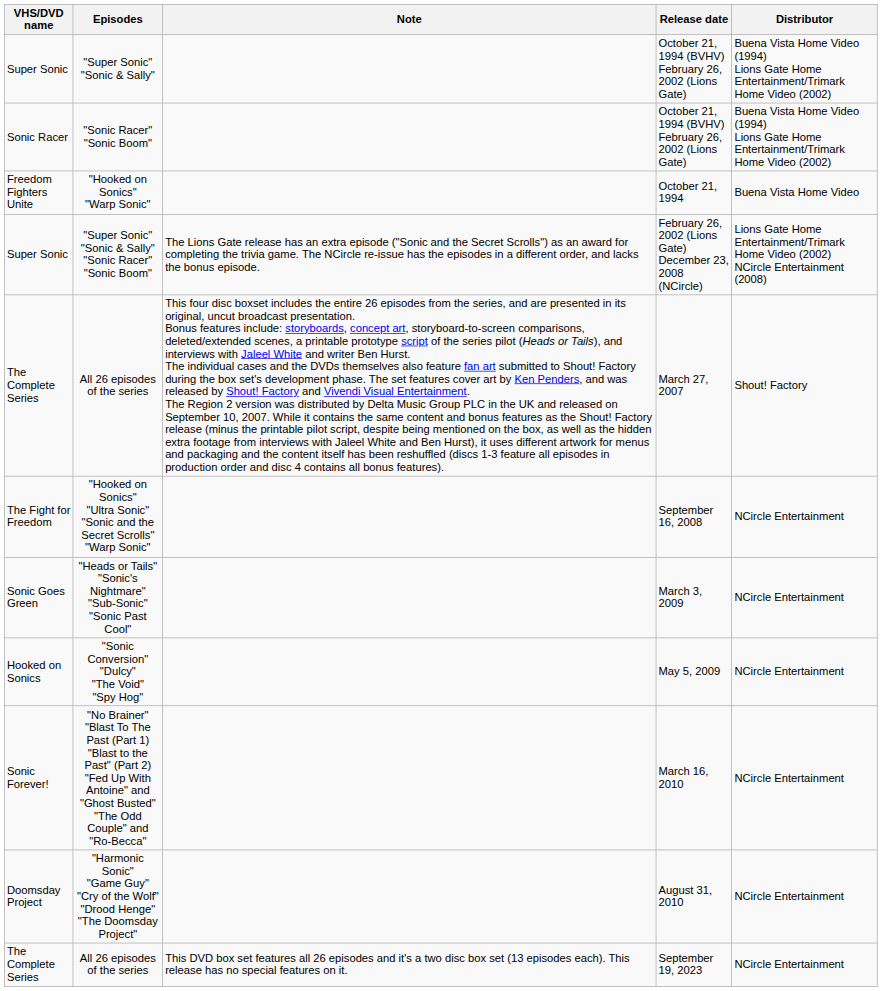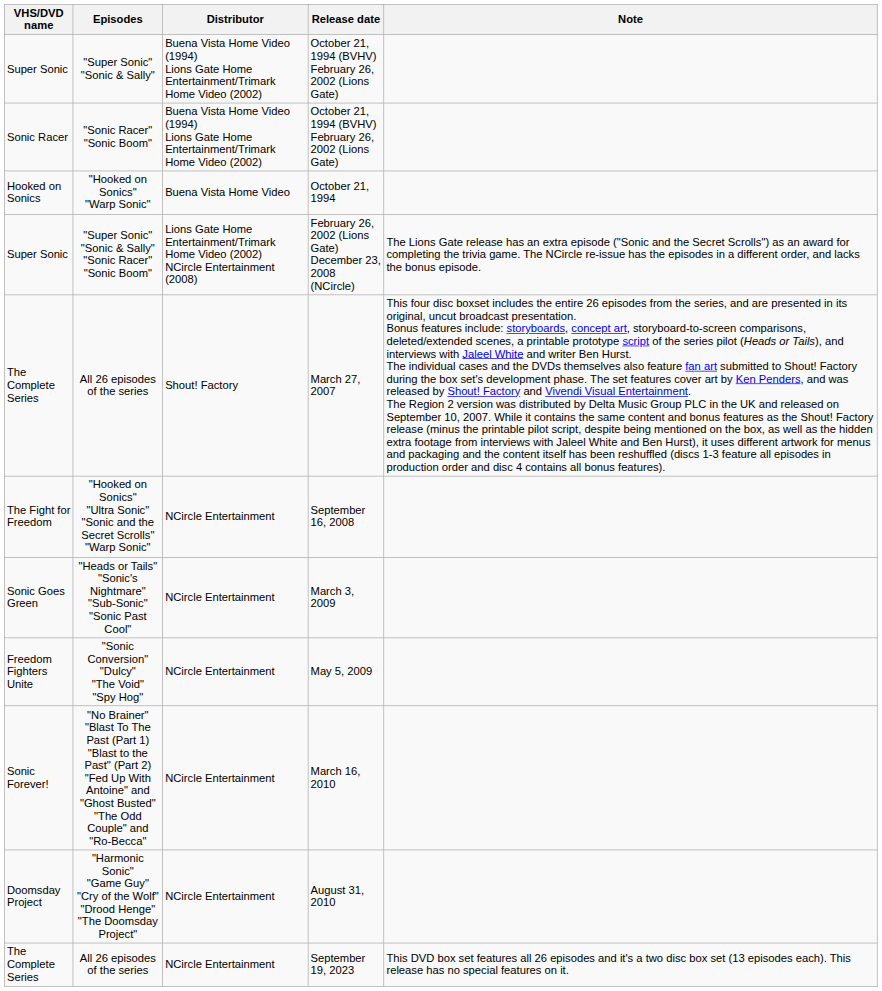columns swapped: (805, 19) <-> (409, 19)
(29, 192) Freedom Fighters Unite -> (34, 192) Hooked on Sonics
(34, 672) Hooked on Sonics -> (29, 672) Freedom Fighters Unite
